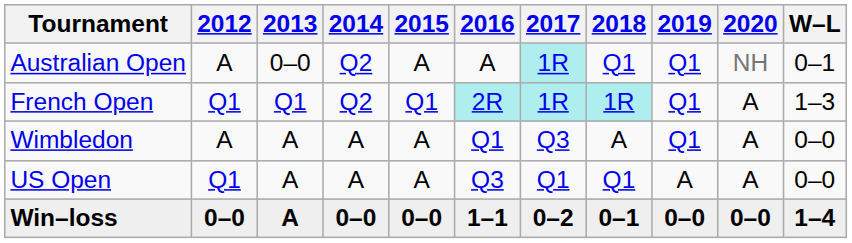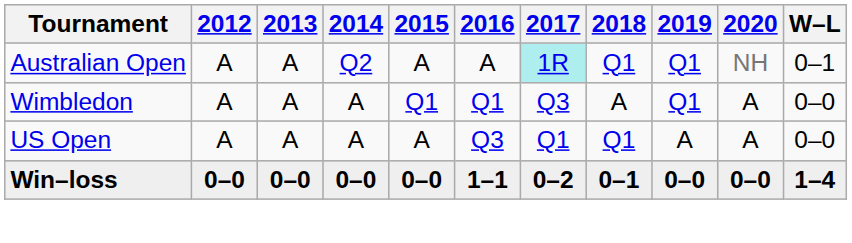(290, 62) 0–0 -> (290, 62) A
- row: (82, 101)
(422, 140) A -> (422, 101) Q1
(224, 179) Q1 -> (224, 140) A
(290, 218) A -> (290, 179) 0–0
